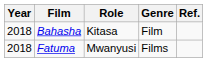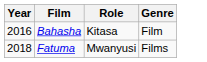- column: (189, 13)
(19, 31) 2018 -> (19, 31) 2016
